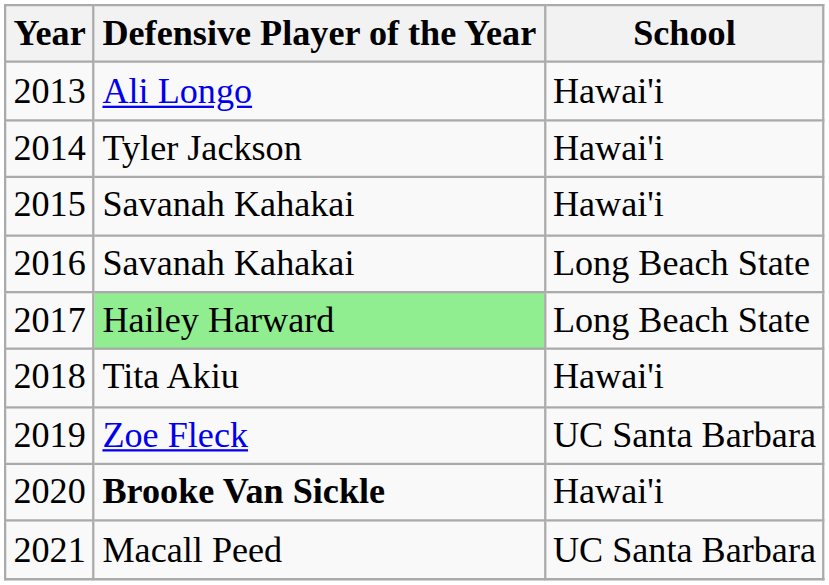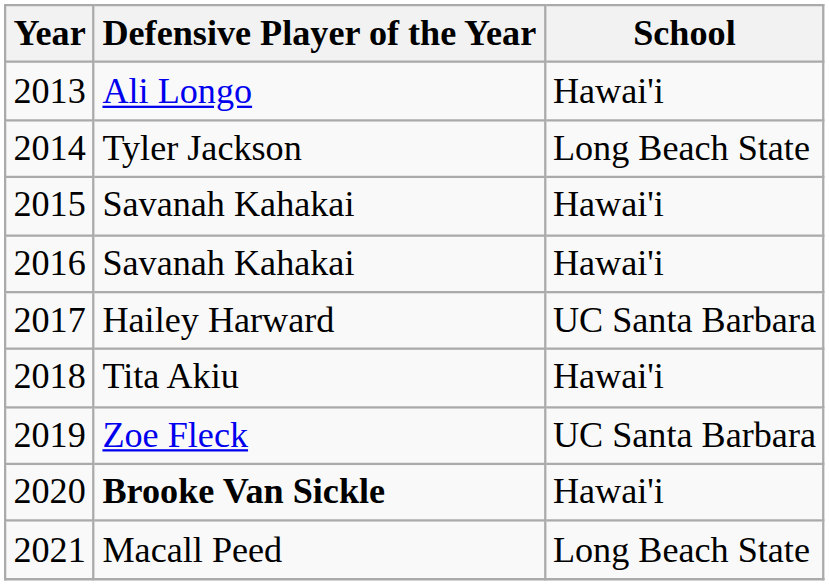(608, 147) Hawai'i -> (681, 147) Long Beach State
(681, 262) Long Beach State -> (608, 262) Hawai'i
(218, 319) lightgreen background -> (218, 319) no background
(681, 319) Long Beach State -> (684, 319) UC Santa Barbara
(684, 549) UC Santa Barbara -> (681, 549) Long Beach State
